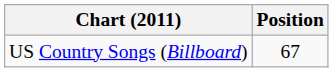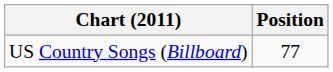(290, 50) 67 -> (290, 50) 77
